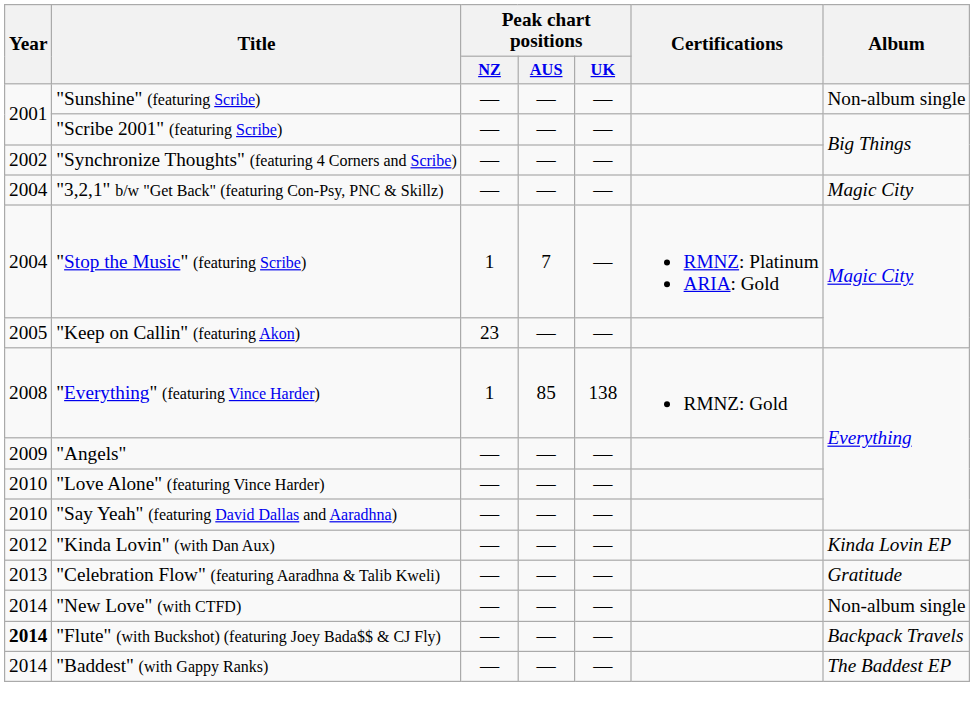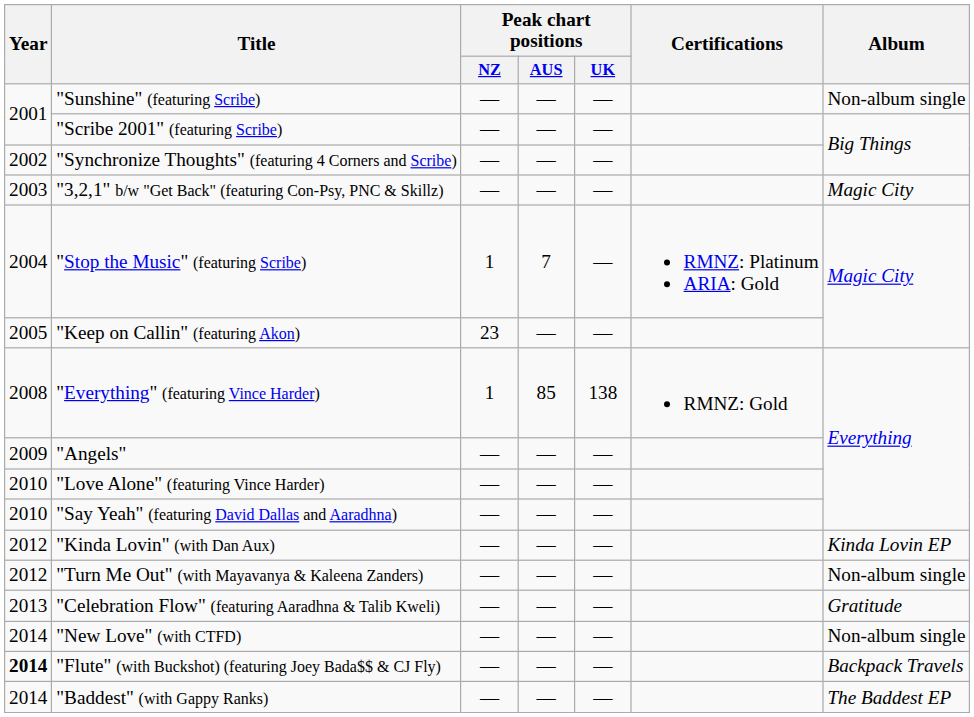(28, 190) 2004 -> (28, 190) 2003
+ row: (240, 575)
